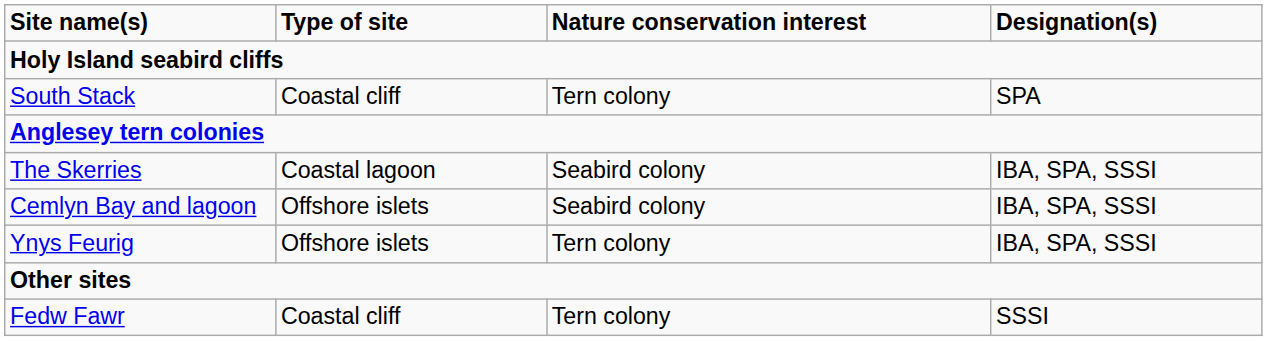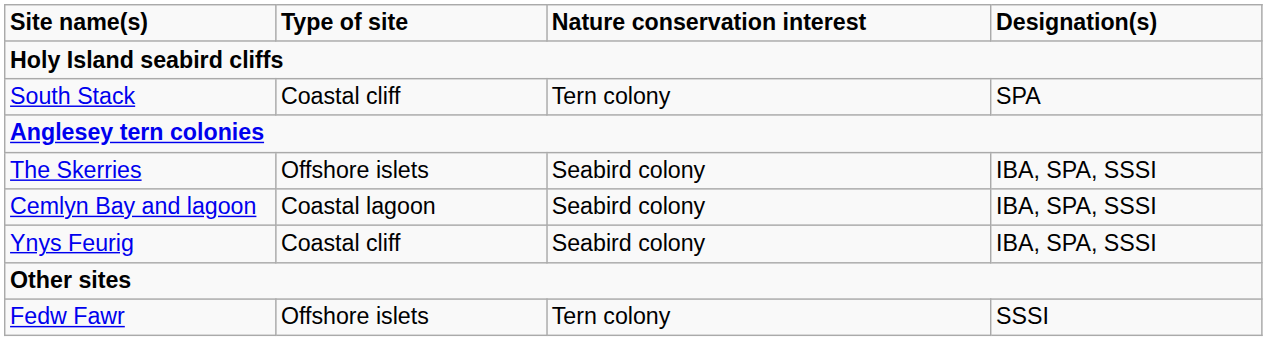(358, 170) Coastal lagoon -> (355, 170) Offshore islets
(355, 206) Offshore islets -> (358, 206) Coastal lagoon
(355, 243) Offshore islets -> (341, 243) Coastal cliff
(611, 243) Tern colony -> (628, 243) Seabird colony
(341, 317) Coastal cliff -> (355, 317) Offshore islets
